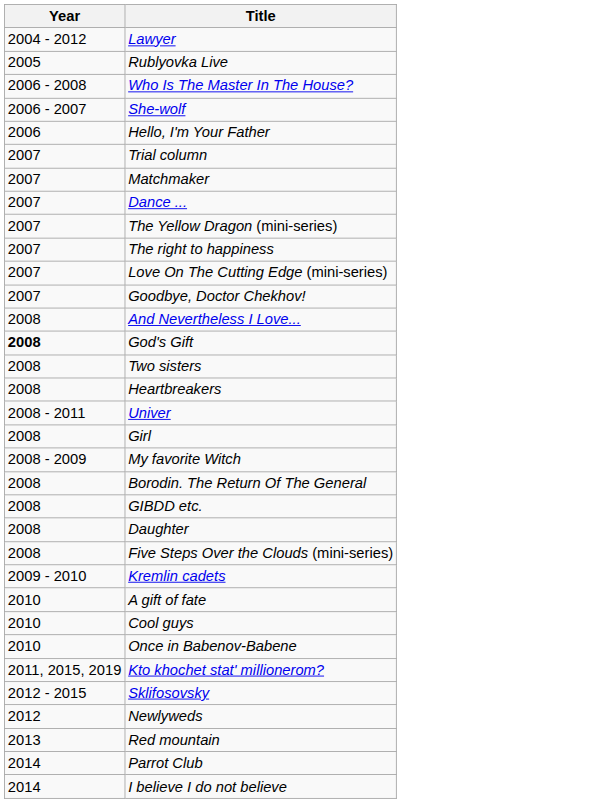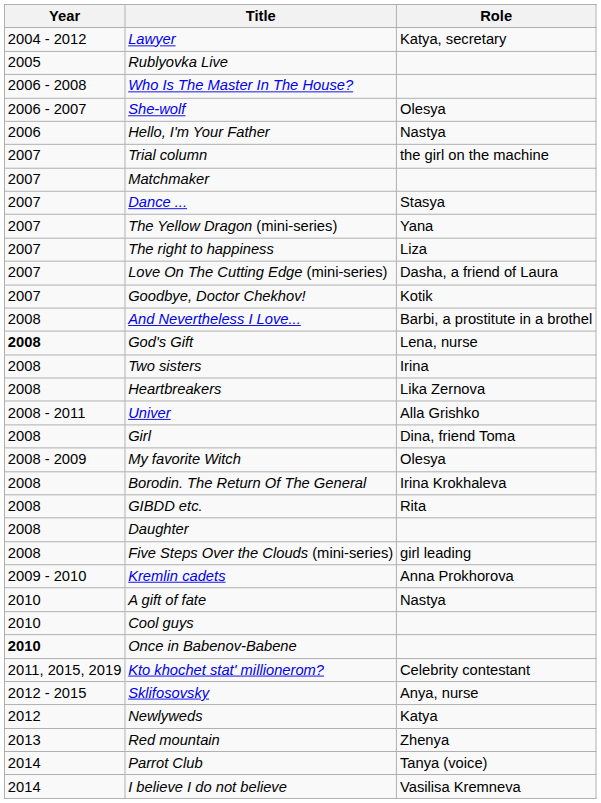+ column: (496, 16)
(24, 646) normal -> (24, 646) bold
